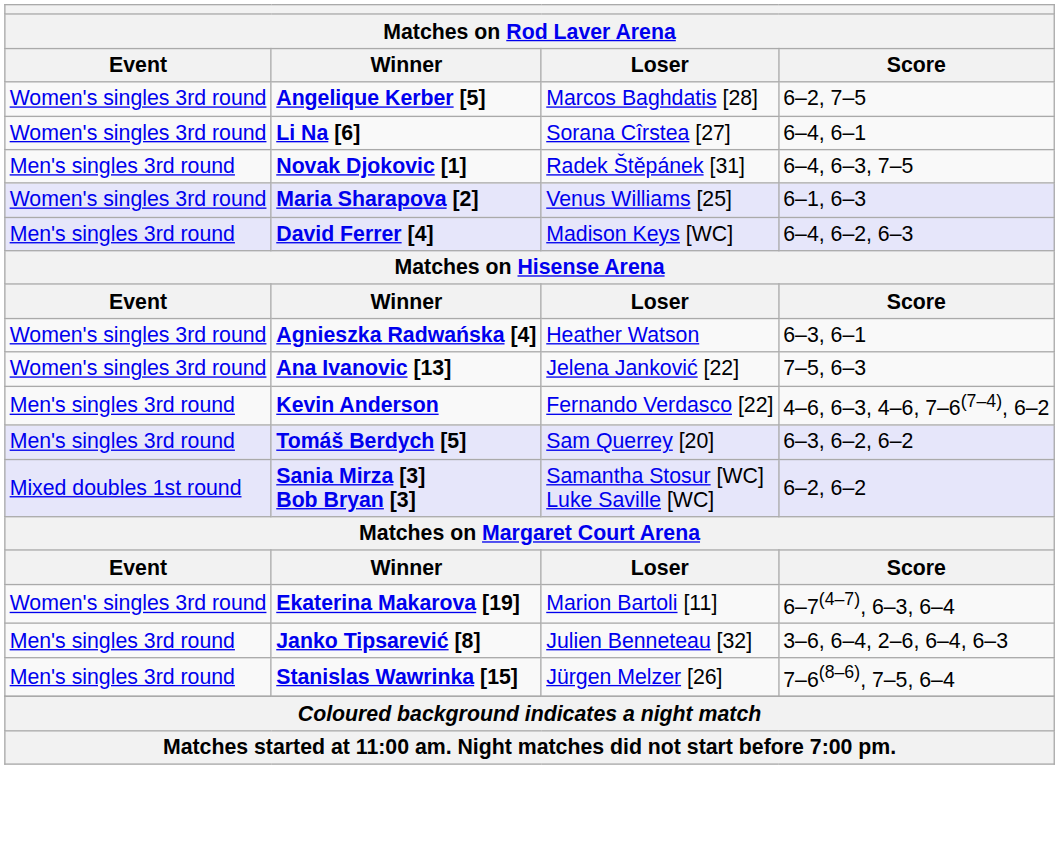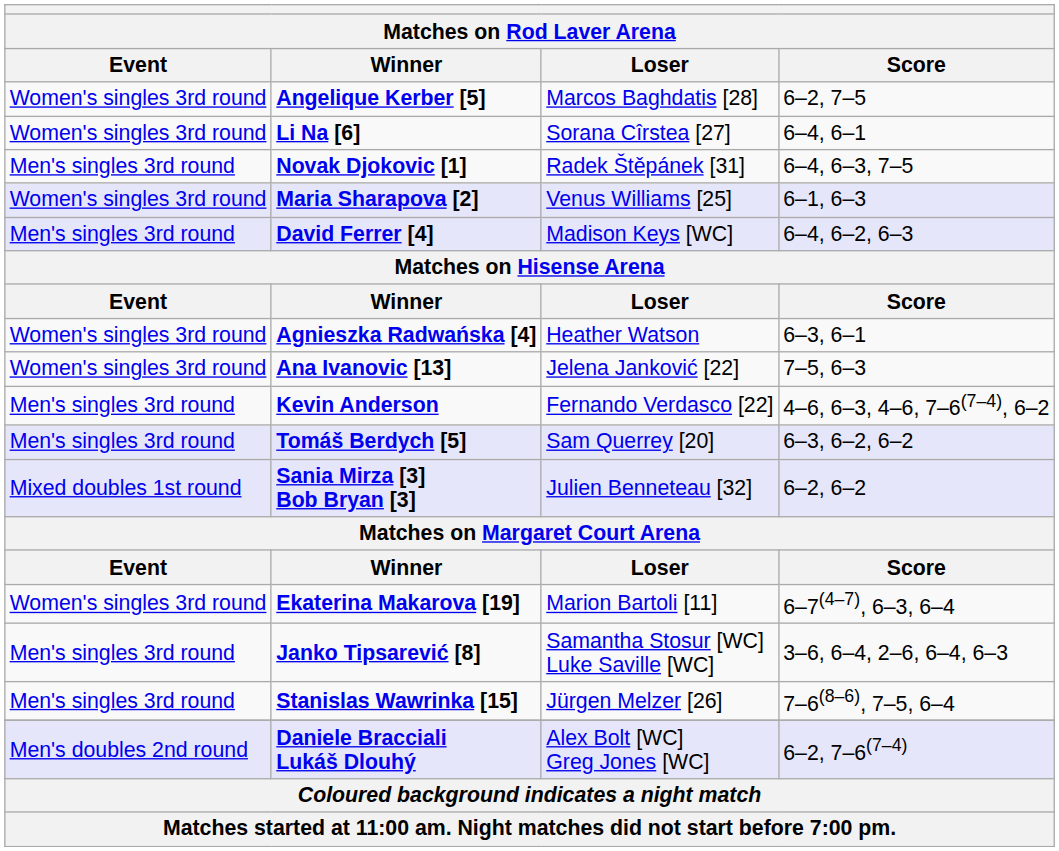(655, 487) Samantha Stosur [WC] Luke Saville [WC] -> (649, 487) Julien Benneteau [32]
(649, 640) Julien Benneteau [32] -> (655, 652) Samantha Stosur [WC] Luke Saville [WC]
+ row: (361, 749)
